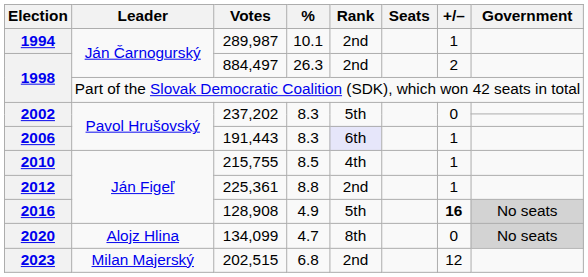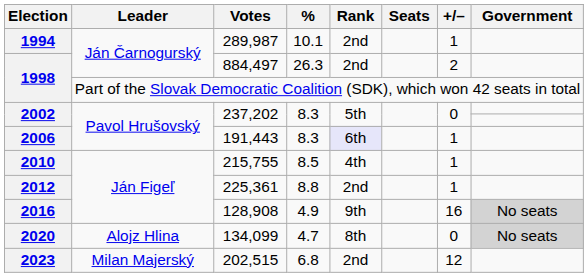(356, 211) 5th -> (356, 211) 9th
(454, 211) bold -> (454, 211) normal
